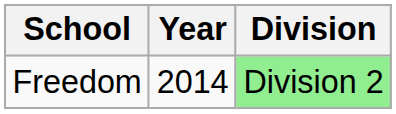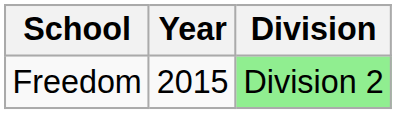(193, 81) 2014 -> (193, 81) 2015
